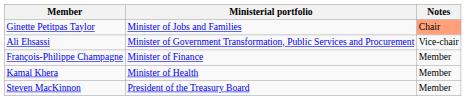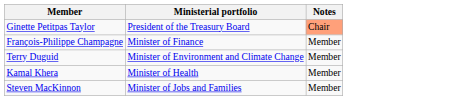(185, 27) Minister of Jobs and Families -> (189, 27) President of the Treasury Board
- row: (28, 42)
+ row: (32, 57)
(189, 88) President of the Treasury Board -> (185, 88) Minister of Jobs and Families
